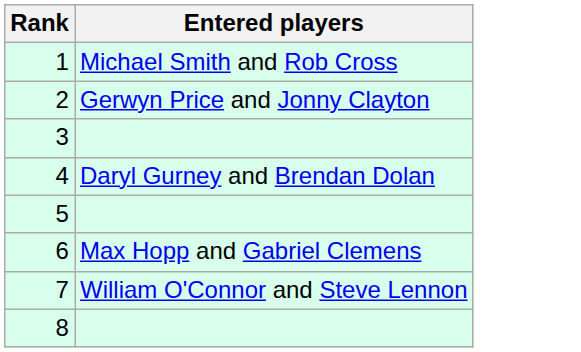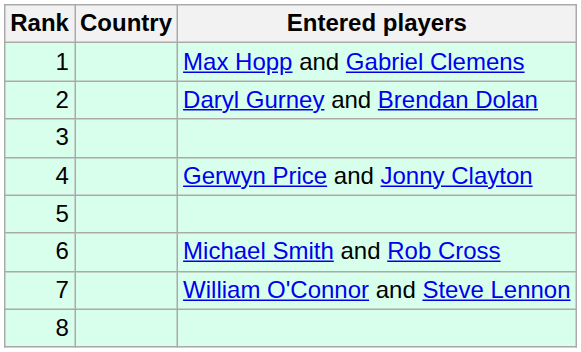+ column: (126, 23)
(239, 61) Michael Smith and Rob Cross -> (354, 61) Max Hopp and Gabriel Clemens
(255, 99) Gerwyn Price and Jonny Clayton -> (361, 99) Daryl Gurney and Brendan Dolan
(257, 175) Daryl Gurney and Brendan Dolan -> (358, 175) Gerwyn Price and Jonny Clayton
(251, 251) Max Hopp and Gabriel Clemens -> (342, 251) Michael Smith and Rob Cross
